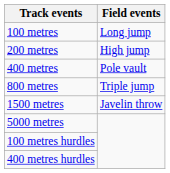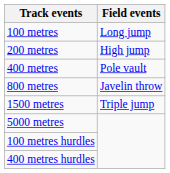(127, 86) Triple jump -> (131, 86) Javelin throw
(131, 104) Javelin throw -> (127, 104) Triple jump
